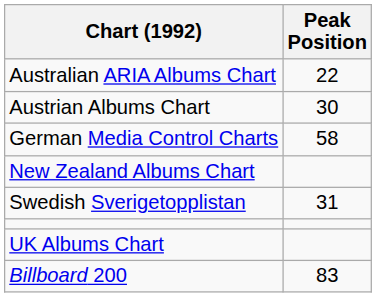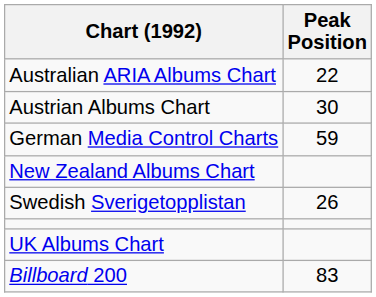(327, 139) 58 -> (327, 139) 59
(327, 203) 31 -> (327, 203) 26
